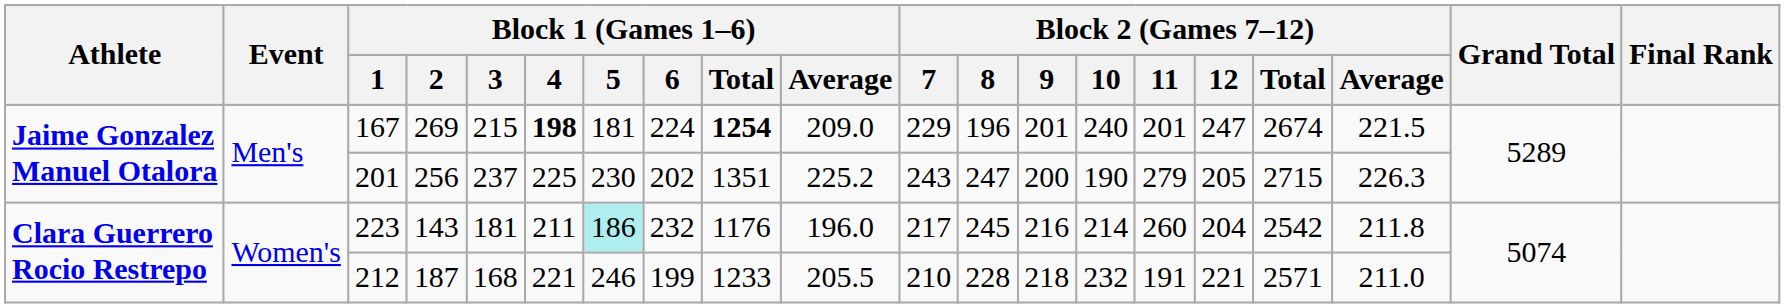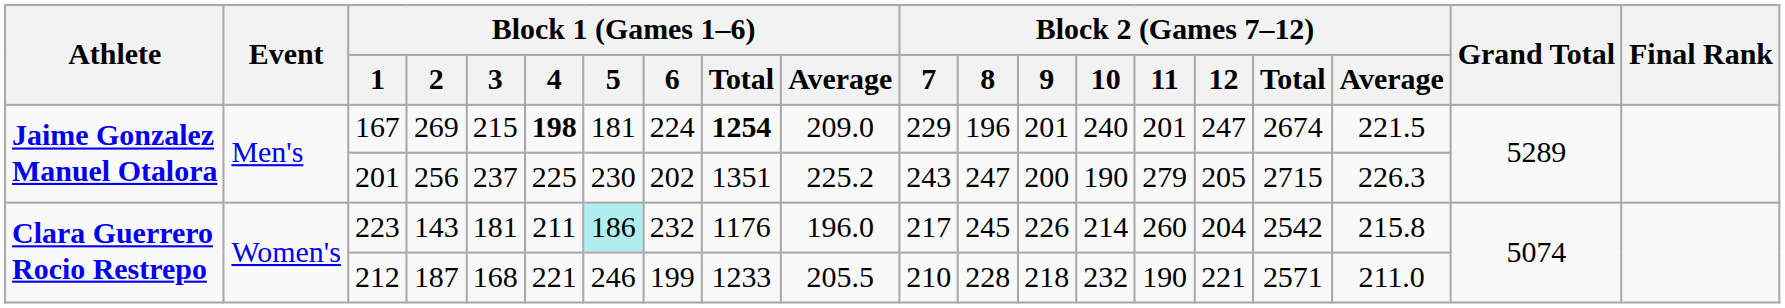(1047, 227) 216 -> (1047, 227) 226
(1392, 227) 211.8 -> (1392, 227) 215.8
(1165, 276) 191 -> (1165, 276) 190
